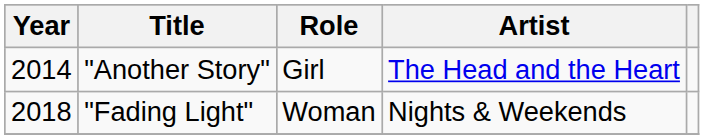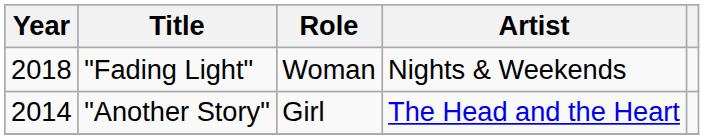rows swapped: (177, 69) <-> (169, 112)
